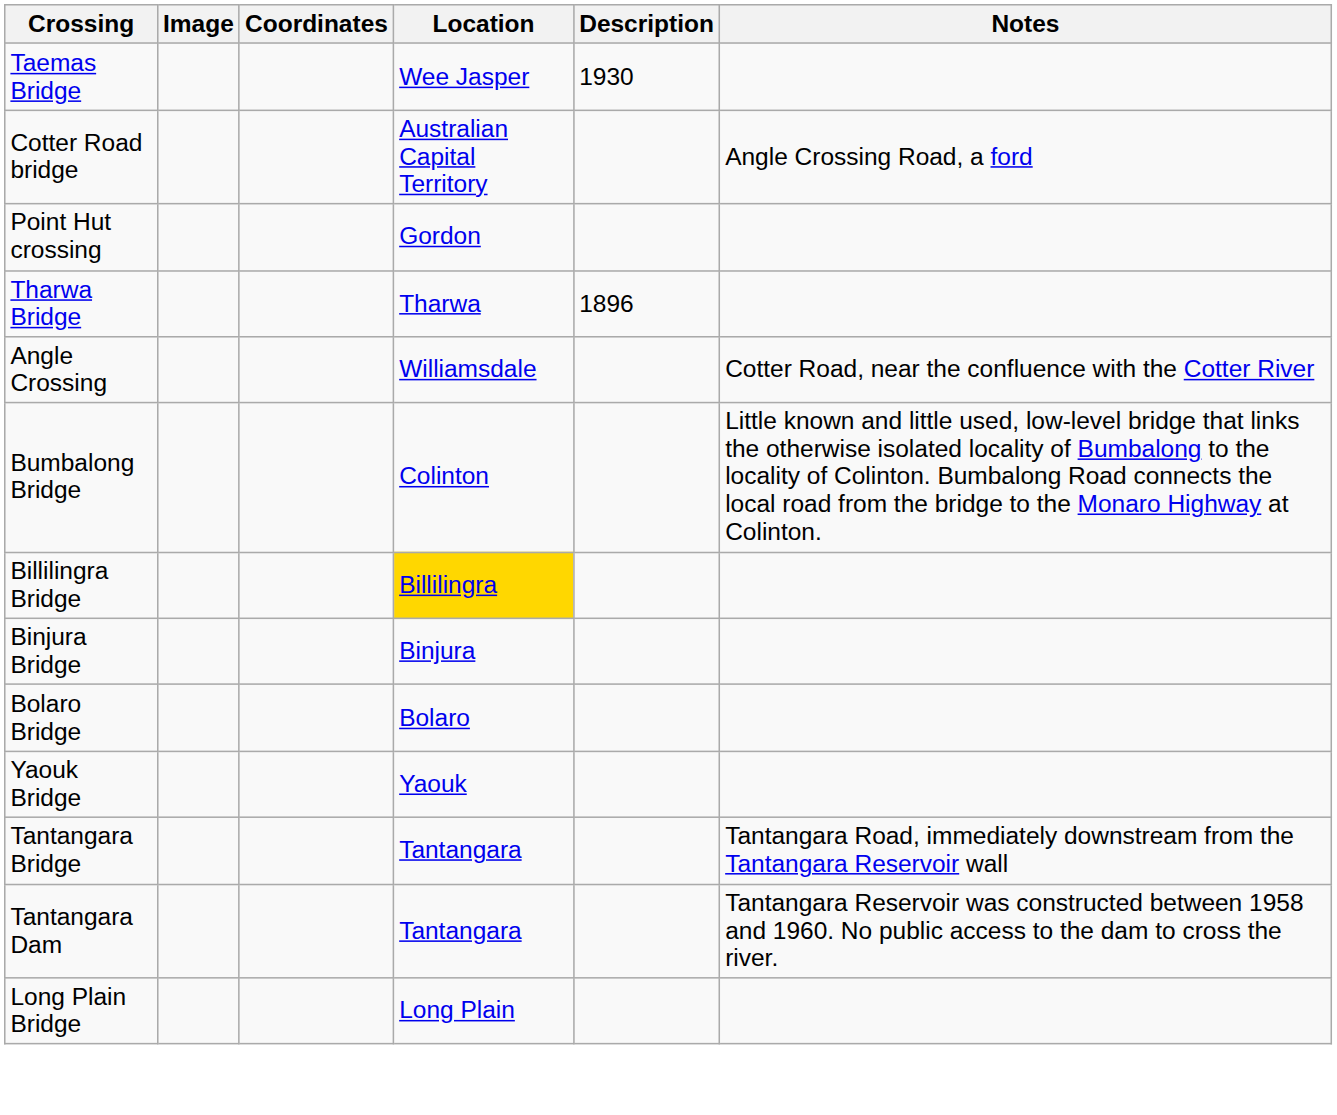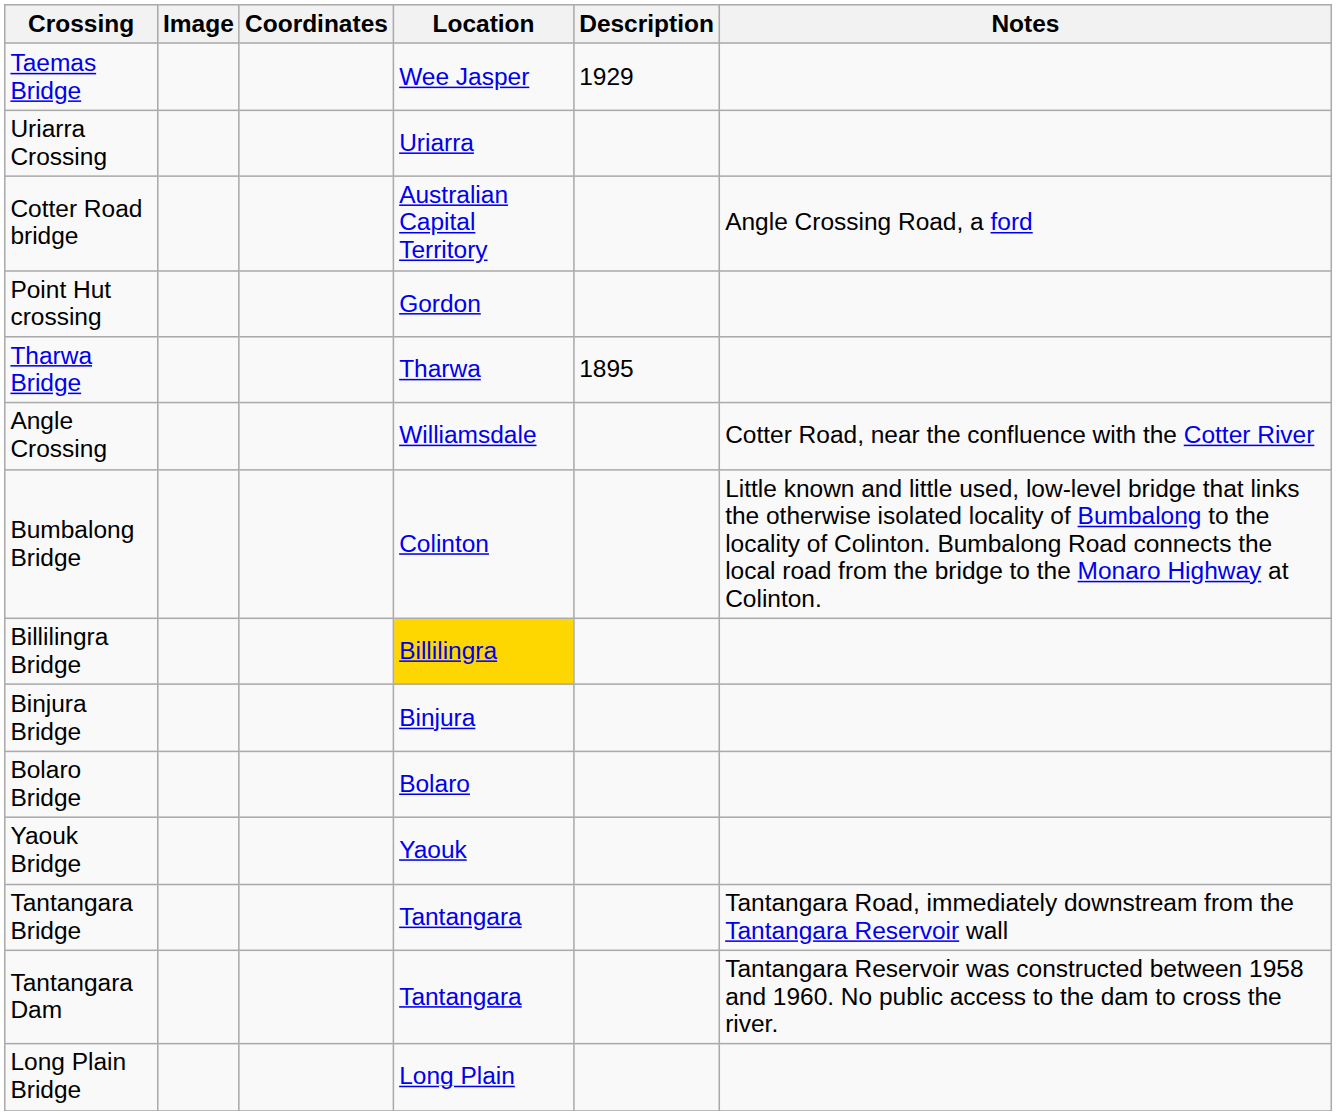(606, 76) 1930 -> (606, 76) 1929
+ row: (59, 142)
(606, 303) 1896 -> (606, 369) 1895
